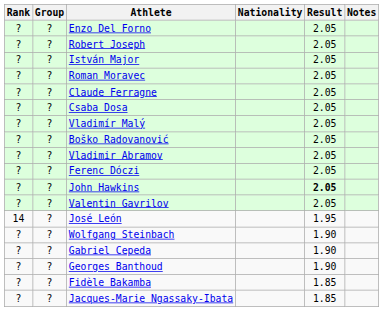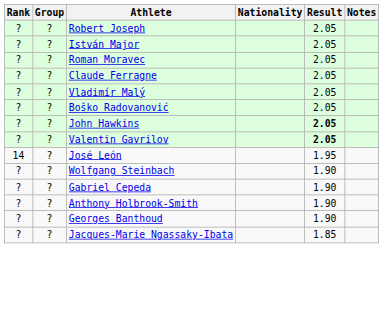- row: (110, 28)
- row: (98, 108)
- row: (116, 155)
- row: (104, 171)
(325, 203) normal -> (325, 139) bold
+ row: (133, 203)
- row: (110, 282)
